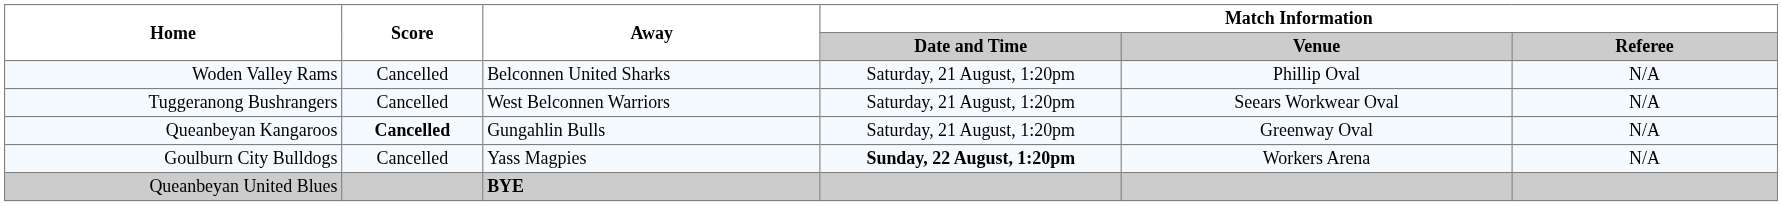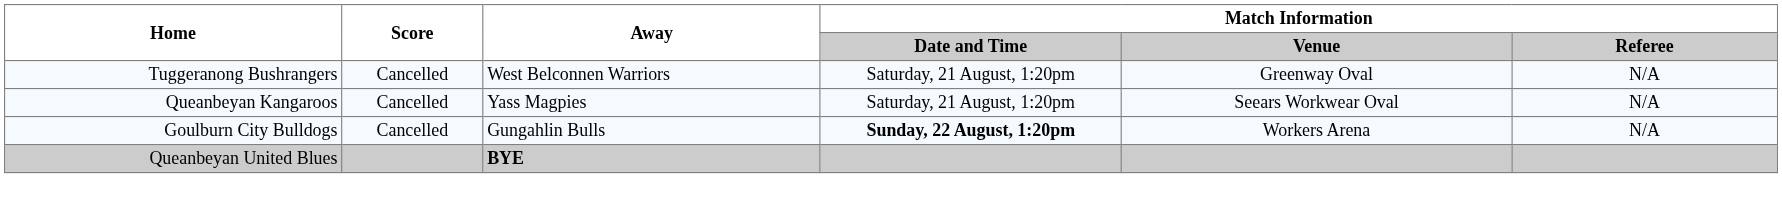- row: (265, 74)
(1317, 102) Seears Workwear Oval -> (1317, 74) Greenway Oval
(412, 130) bold -> (412, 102) normal
(546, 130) Gungahlin Bulls -> (537, 102) Yass Magpies
(1317, 130) Greenway Oval -> (1317, 102) Seears Workwear Oval
(537, 158) Yass Magpies -> (546, 130) Gungahlin Bulls
